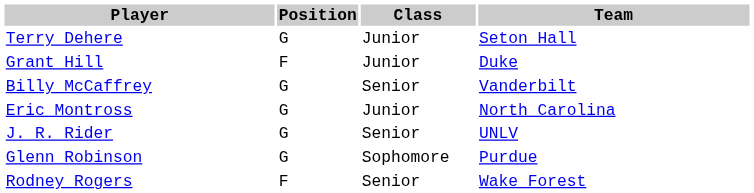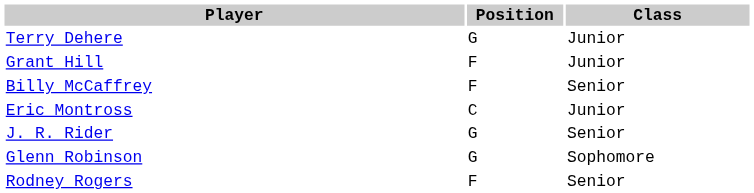- column: (614, 15)
(284, 86) G -> (473, 86) F
(284, 110) G -> (473, 110) C
